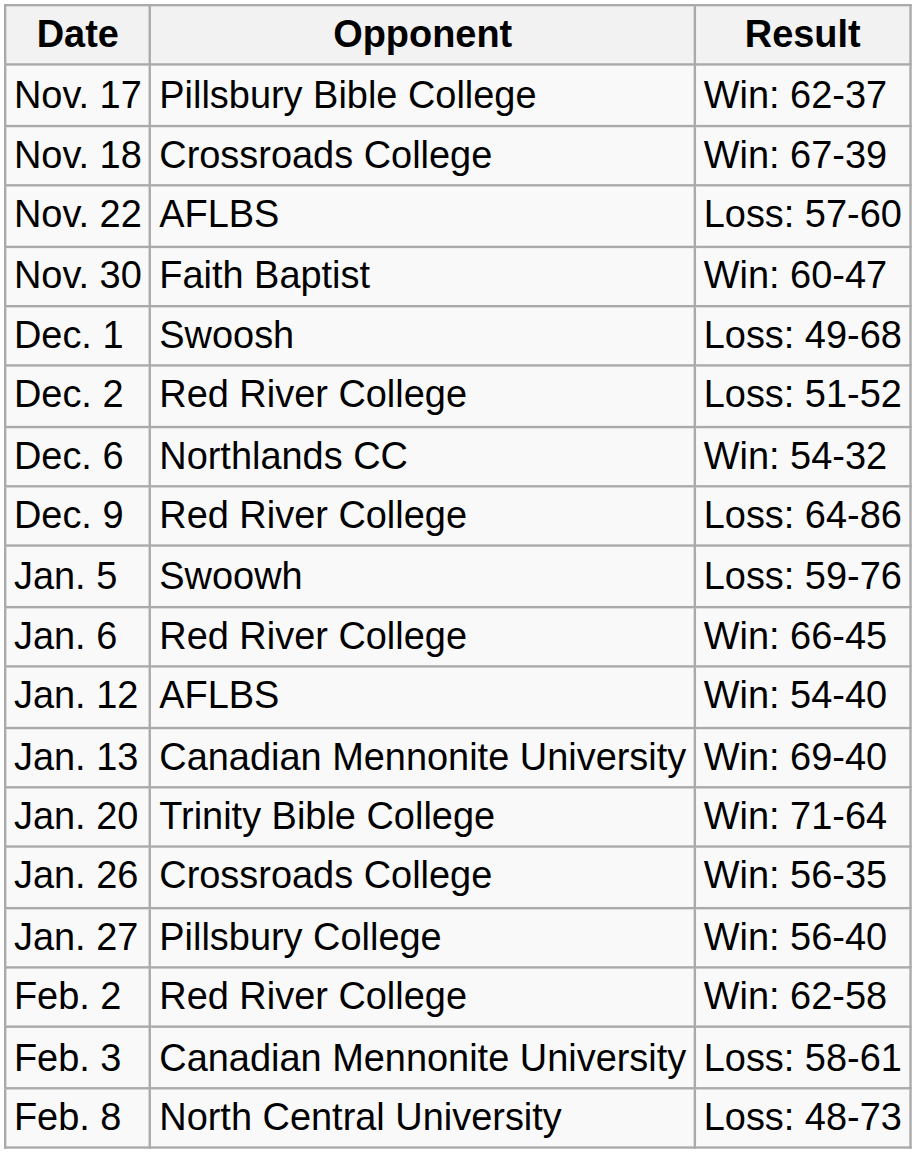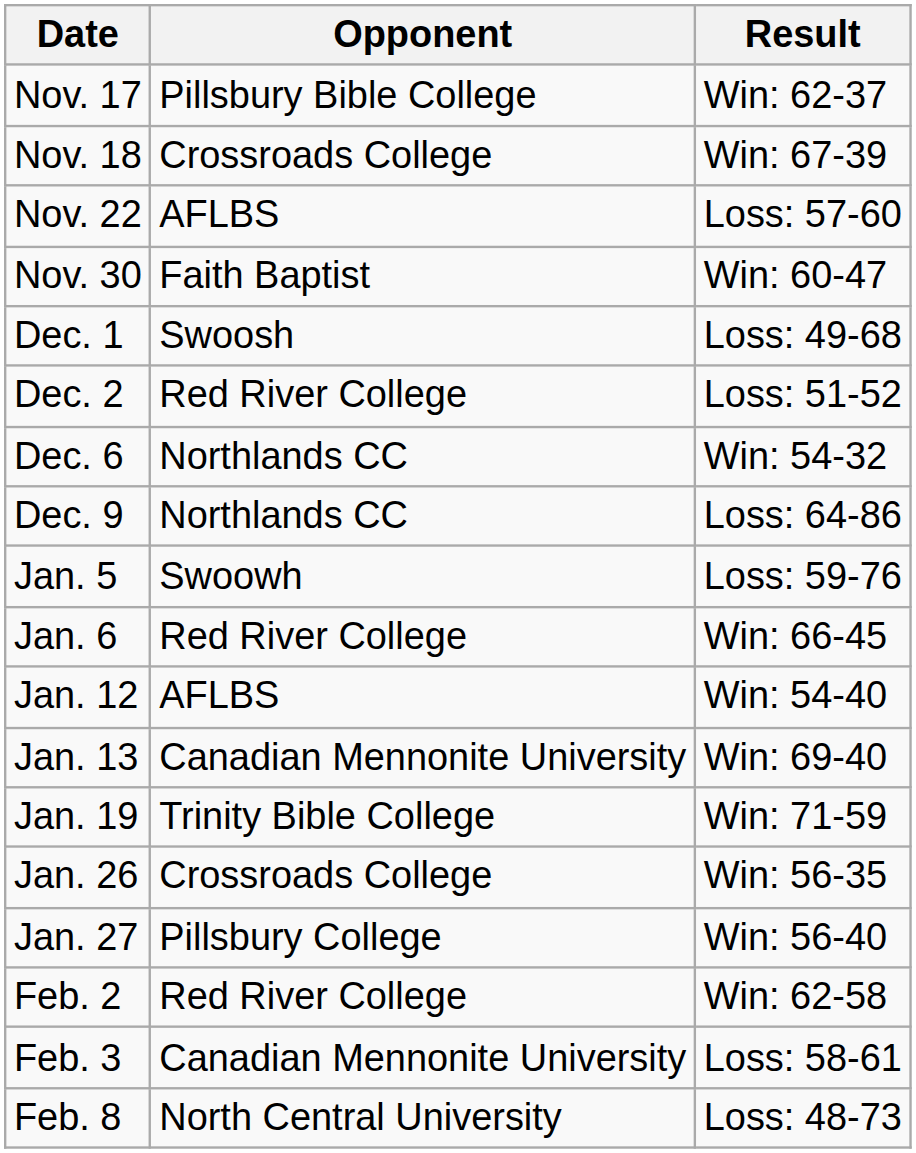(313, 515) Red River College -> (284, 515) Northlands CC
+ row: (76, 816)
- row: (76, 816)
